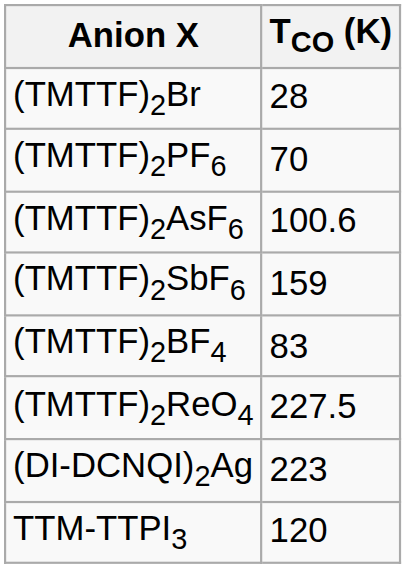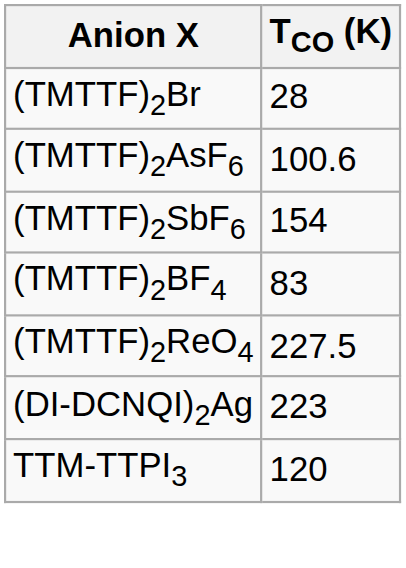- row: (120, 160)
(299, 283) 159 -> (299, 221) 154
